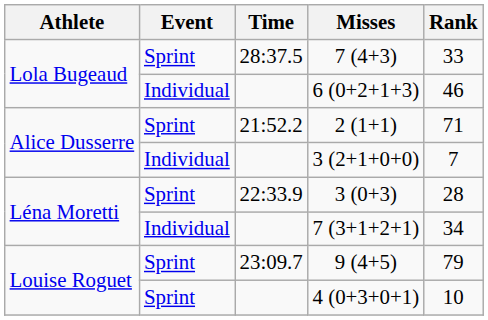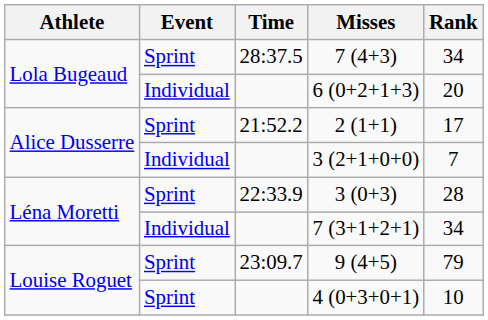(453, 56) 33 -> (453, 56) 34
(453, 90) 46 -> (453, 90) 20
(453, 125) 71 -> (453, 125) 17
